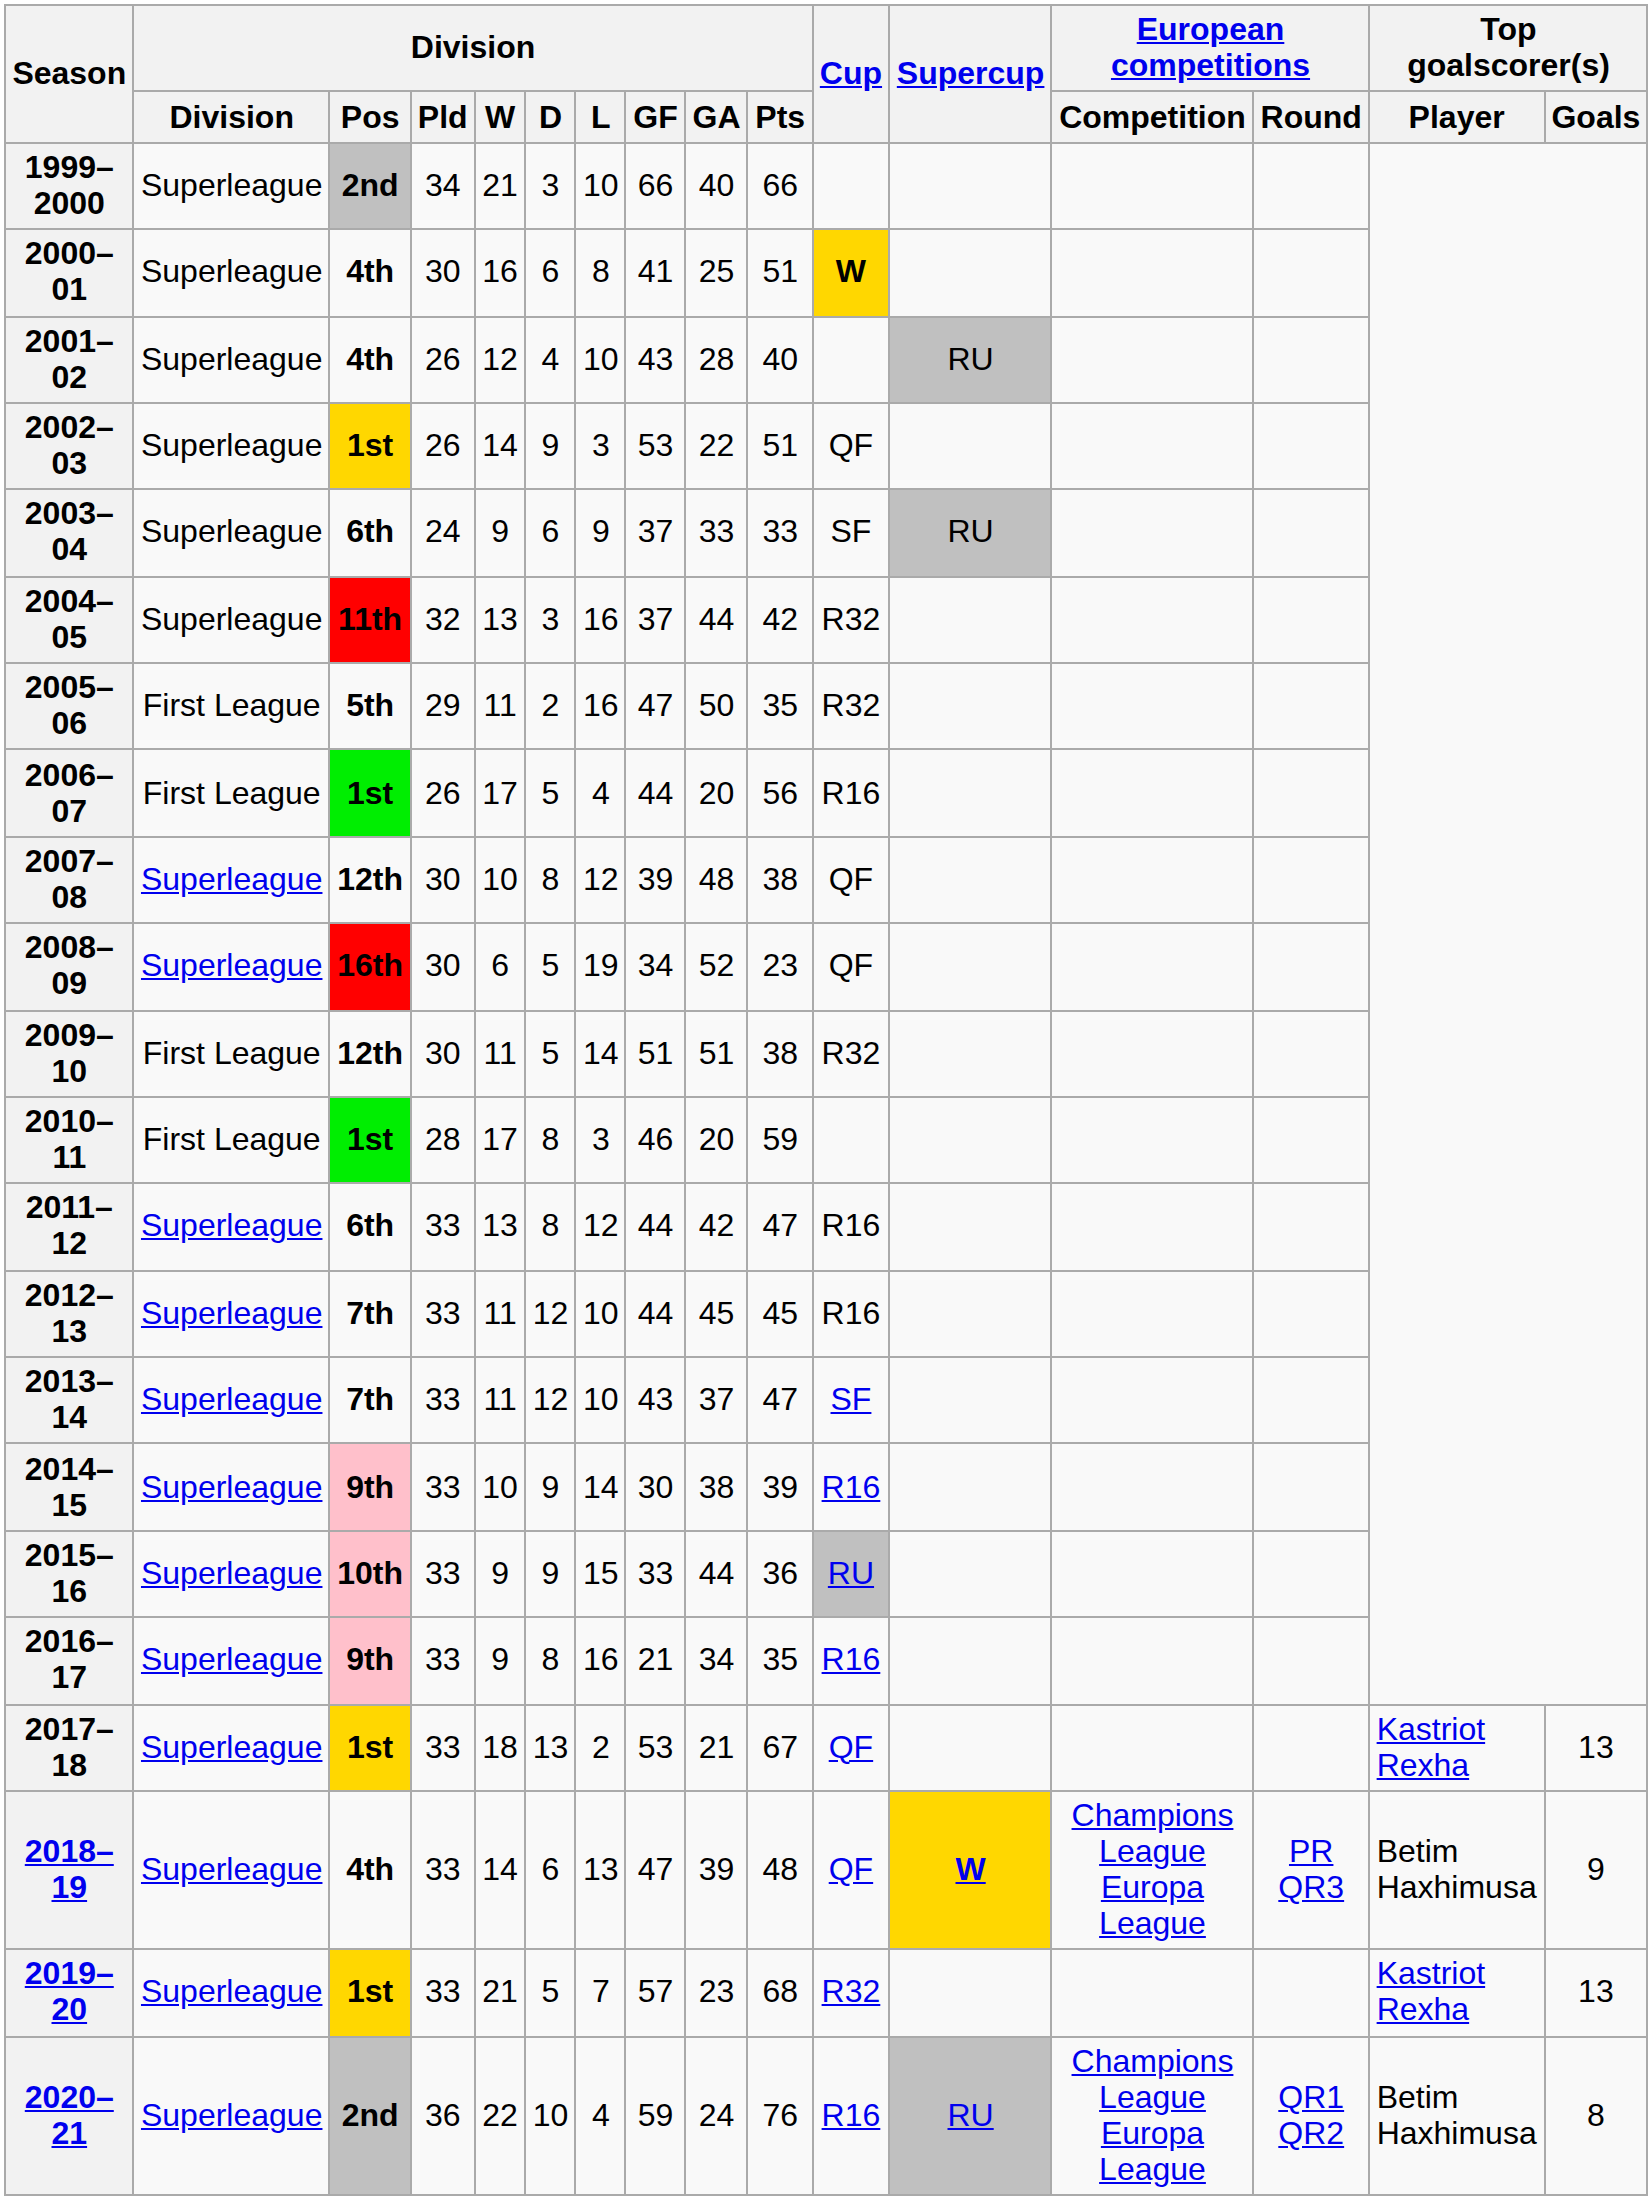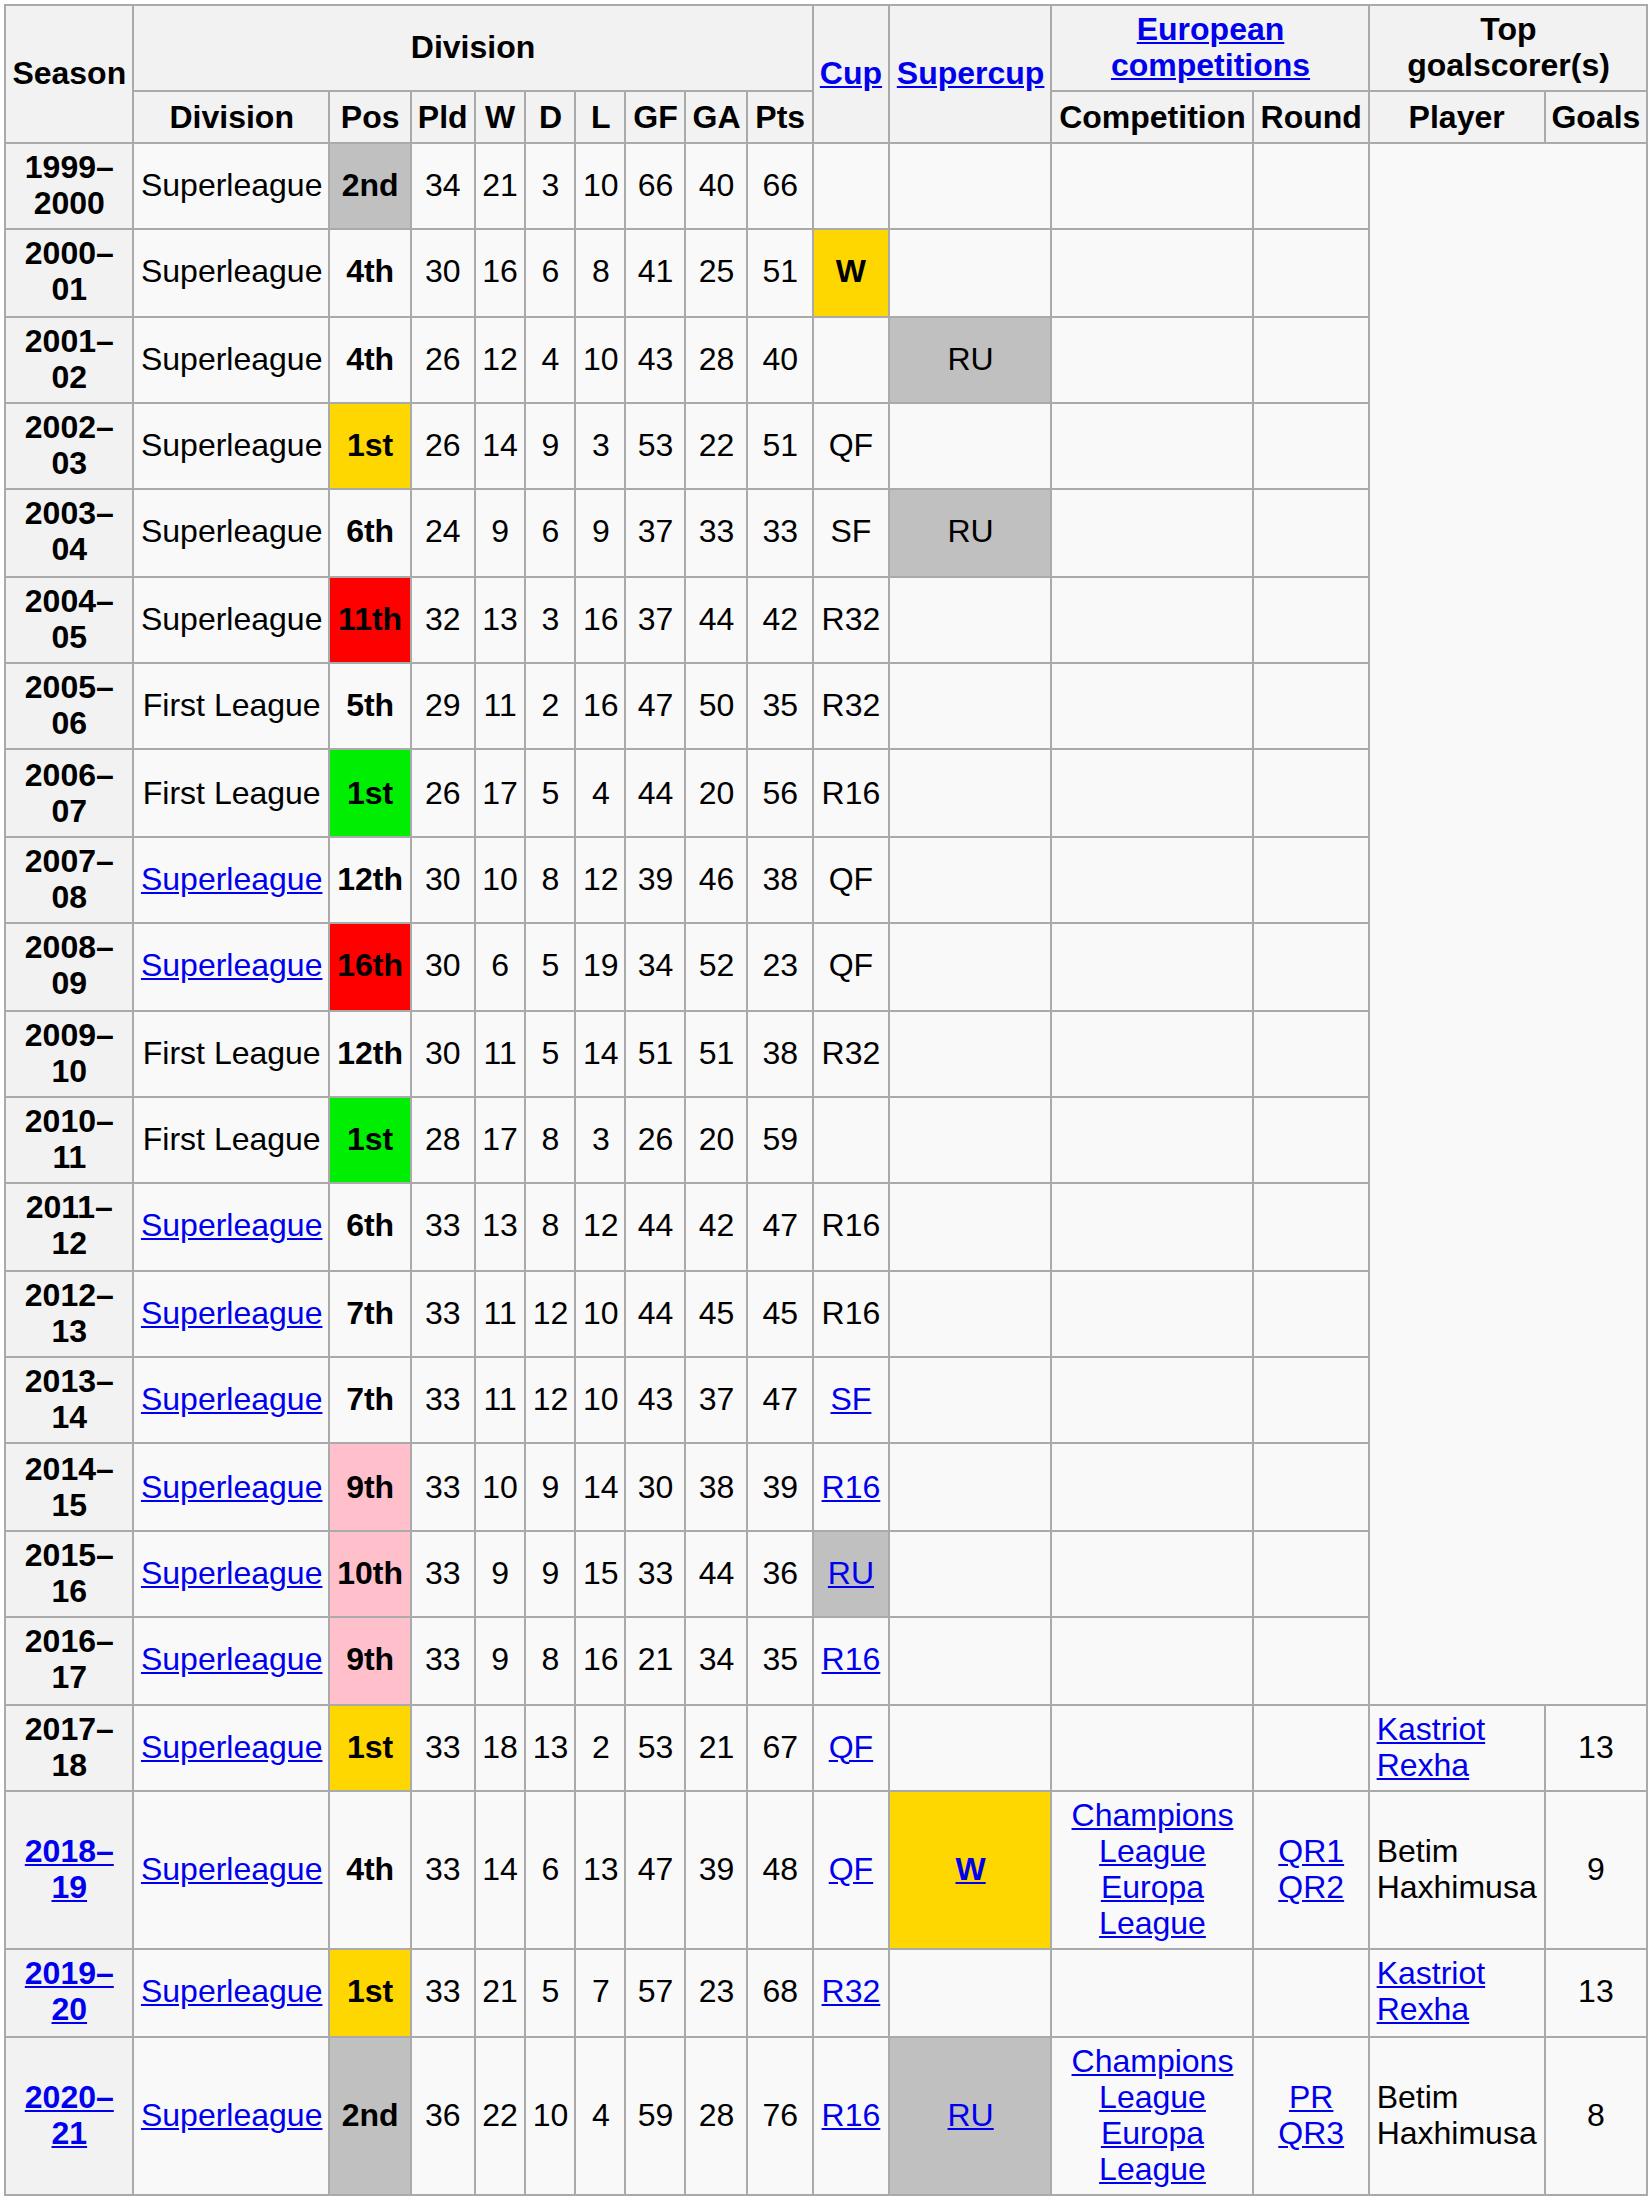(717, 879) 48 -> (717, 879) 46
(656, 1139) 46 -> (656, 1139) 26
(1311, 1869) PR QR3 -> (1311, 1869) QR1 QR2
(717, 2115) 24 -> (717, 2115) 28
(1311, 2115) QR1 QR2 -> (1311, 2115) PR QR3
